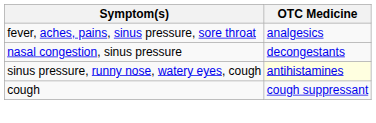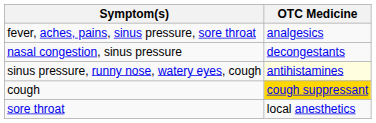(318, 90) no background -> (318, 90) gold background
+ row: (36, 109)
